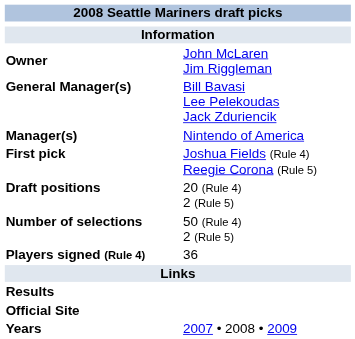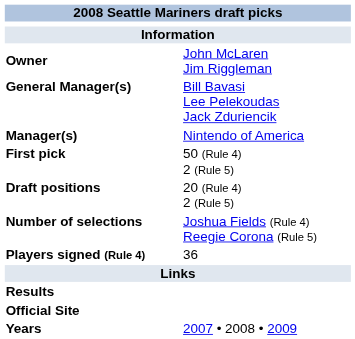(250, 161) Joshua Fields (Rule 4) Reegie Corona (Rule 5) -> (212, 161) 50 (Rule 4) 2 (Rule 5)
(212, 229) 50 (Rule 4) 2 (Rule 5) -> (250, 229) Joshua Fields (Rule 4) Reegie Corona (Rule 5)
